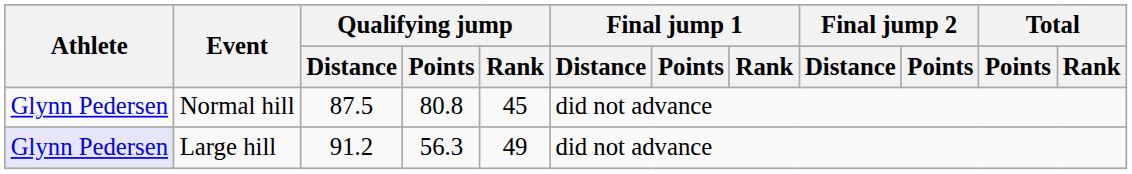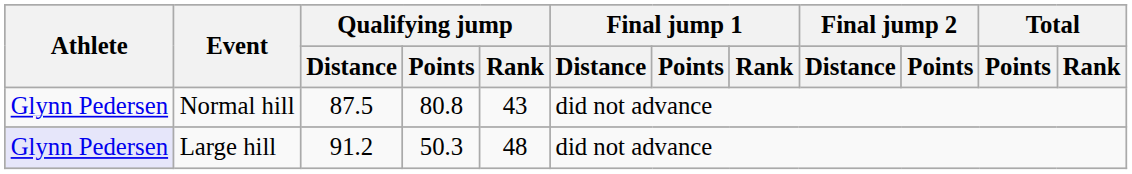(515, 107) 45 -> (515, 107) 43
(441, 147) 56.3 -> (441, 147) 50.3
(515, 147) 49 -> (515, 147) 48
